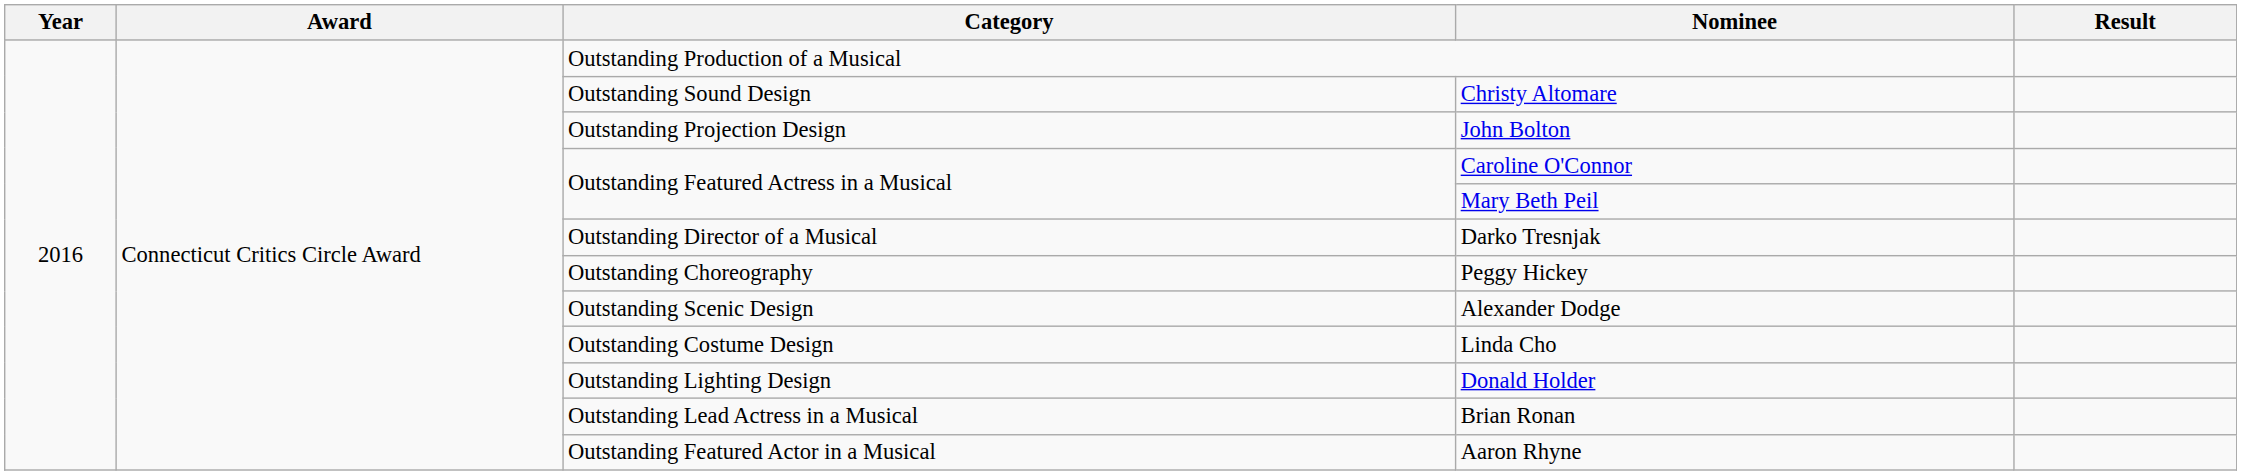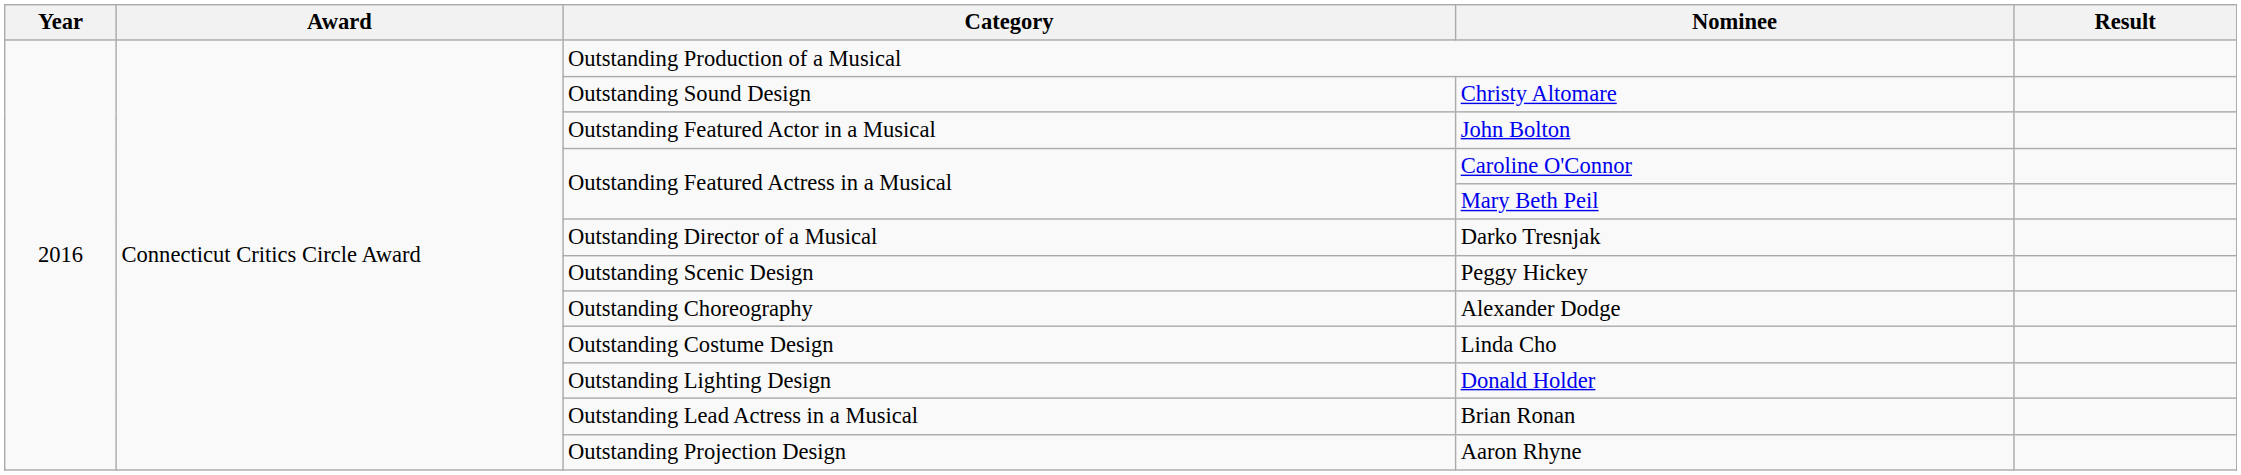(707, 129) Outstanding Projection Design -> (752, 129) Outstanding Featured Actor in a Musical
(690, 272) Outstanding Choreography -> (691, 272) Outstanding Scenic Design
(691, 308) Outstanding Scenic Design -> (690, 308) Outstanding Choreography
(752, 451) Outstanding Featured Actor in a Musical -> (707, 451) Outstanding Projection Design
